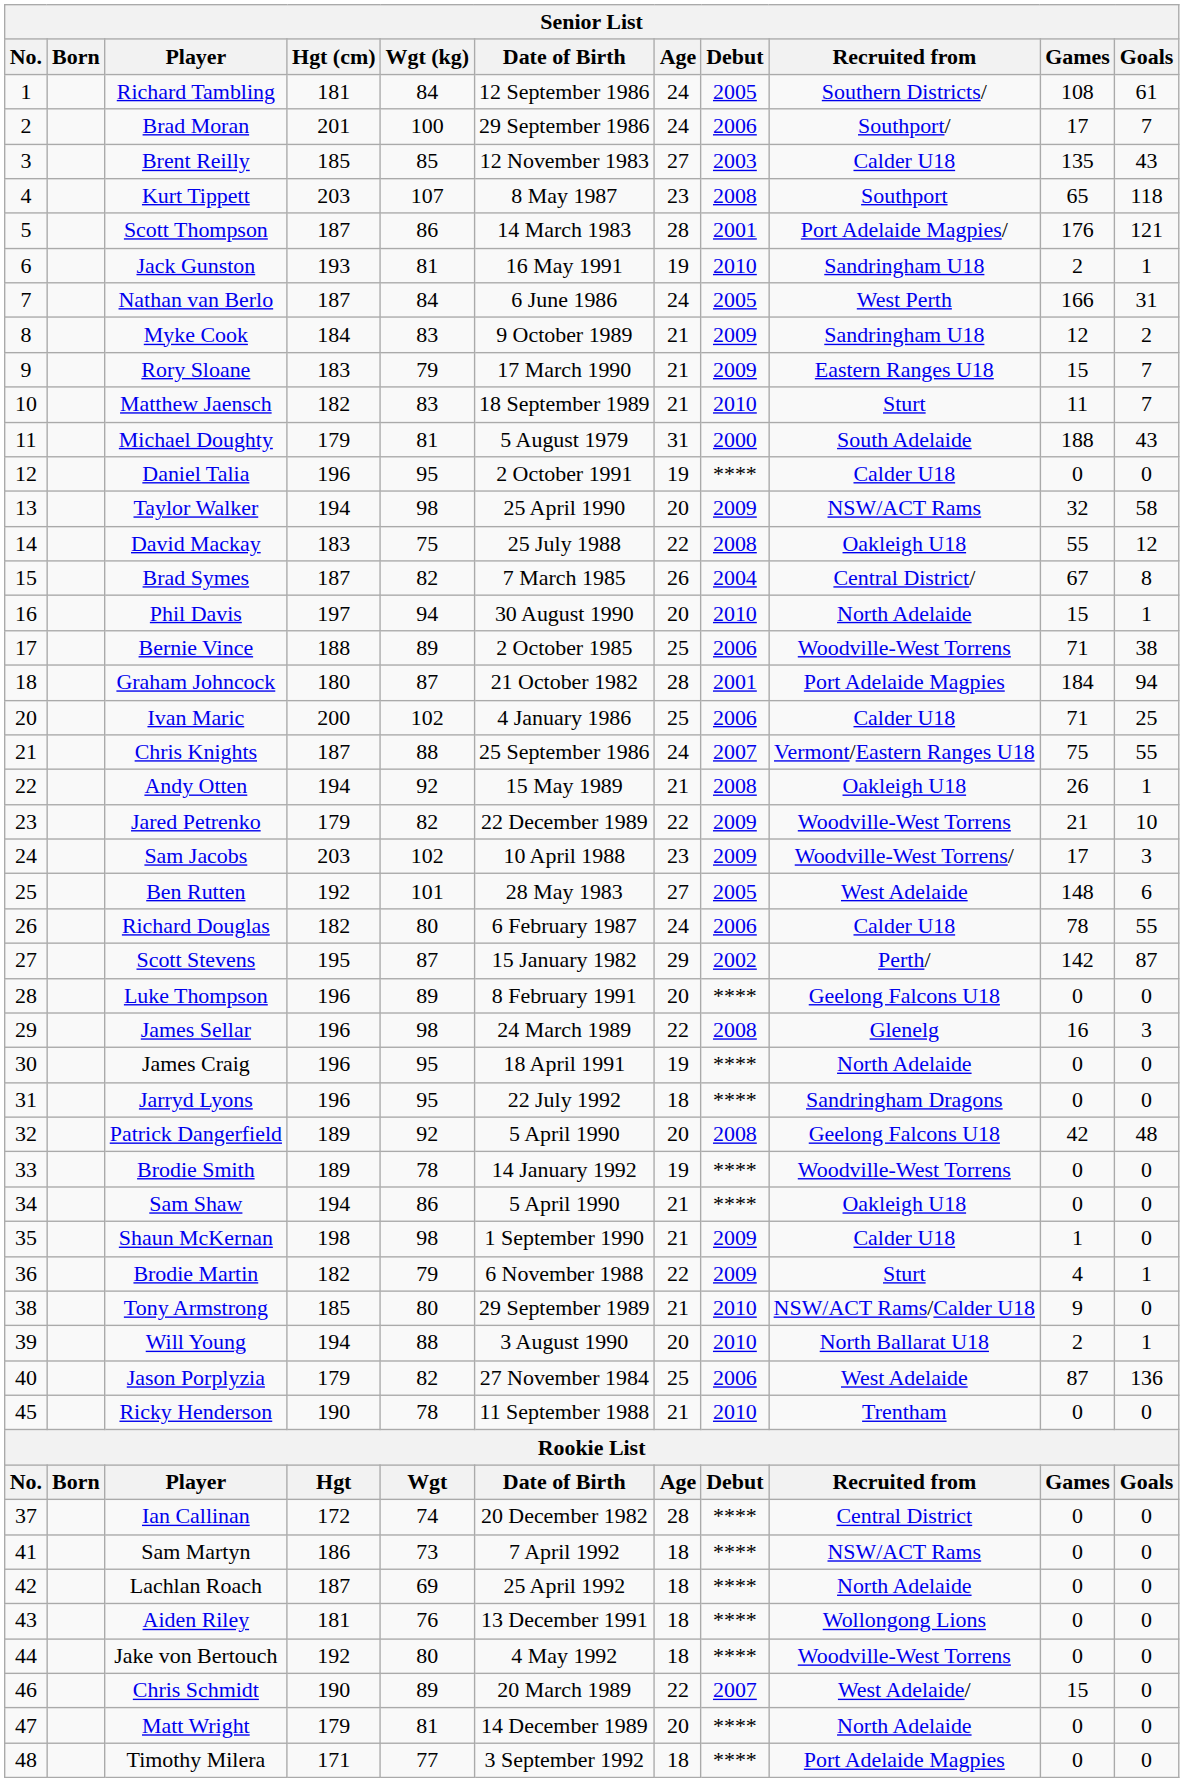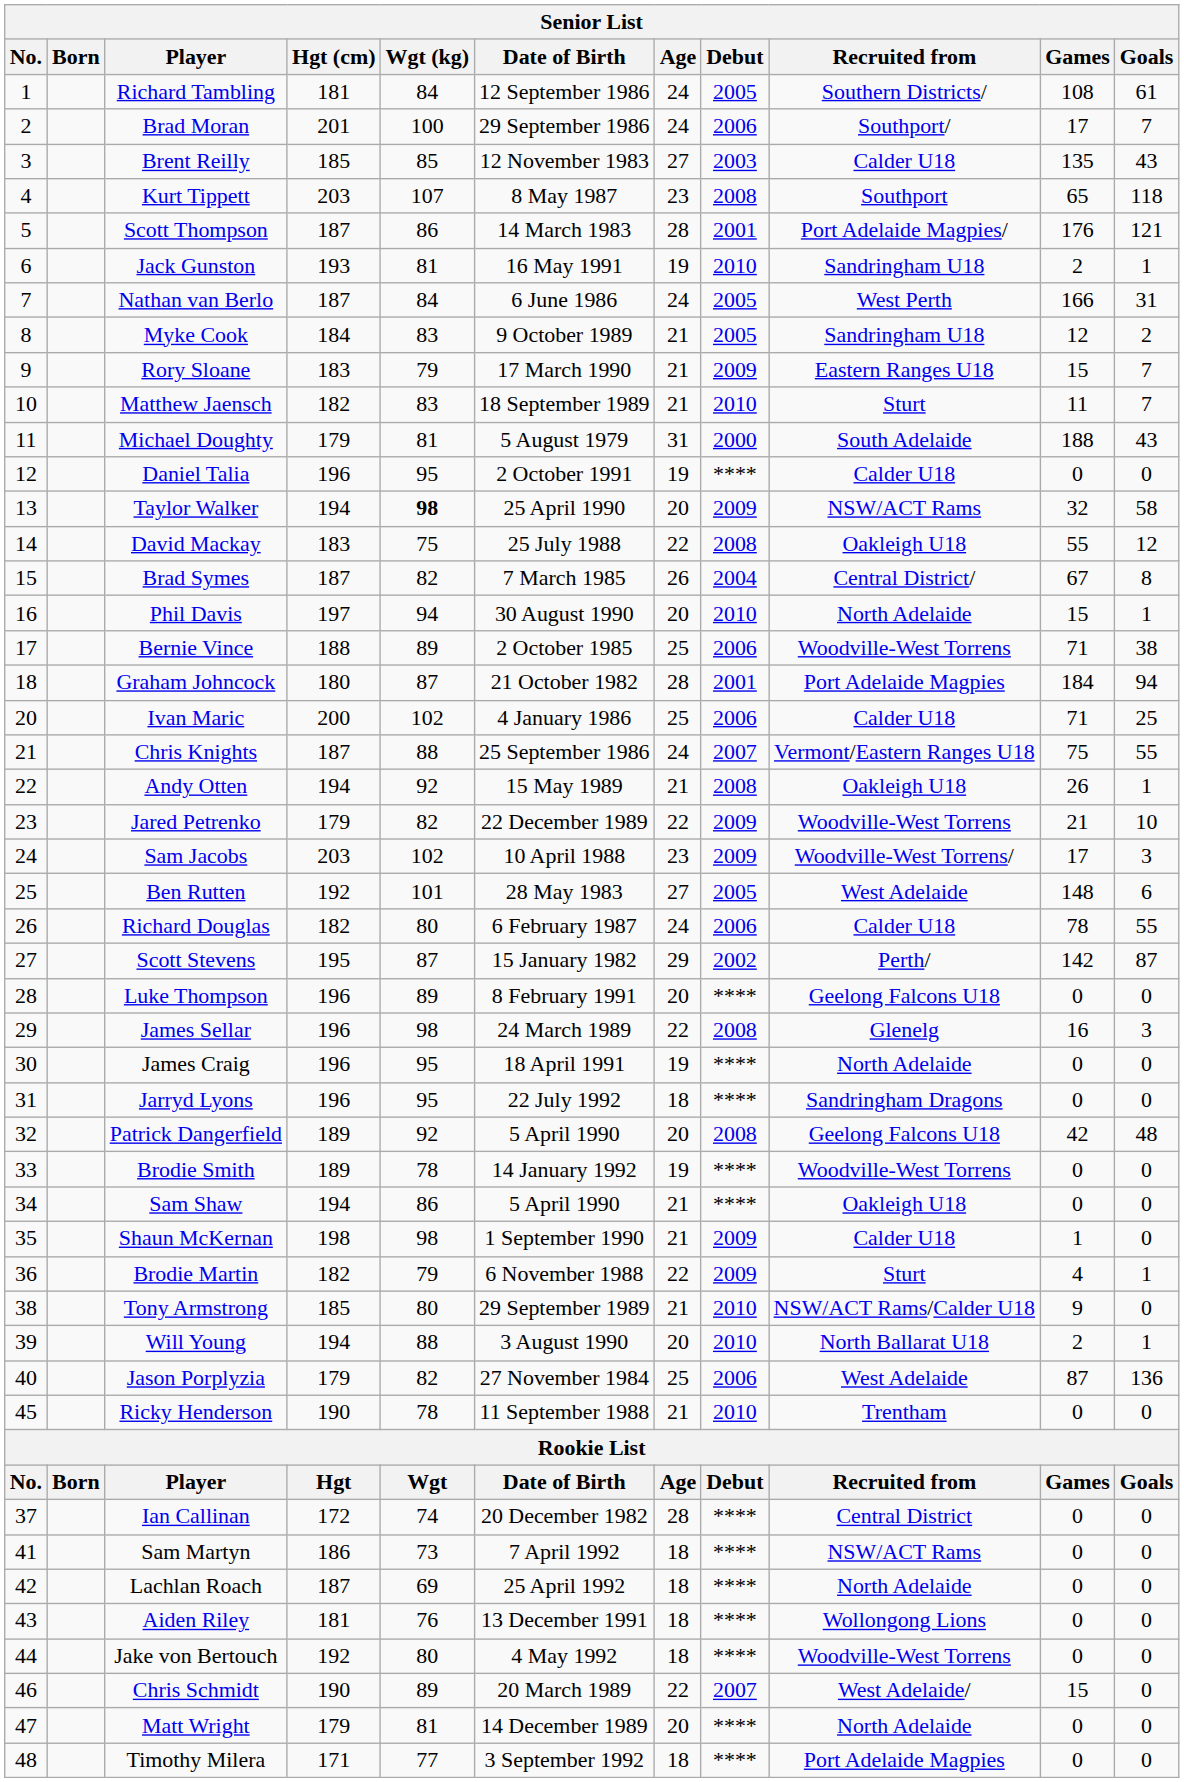(735, 334) 2009 -> (735, 334) 2005
(427, 508) normal -> (427, 508) bold
